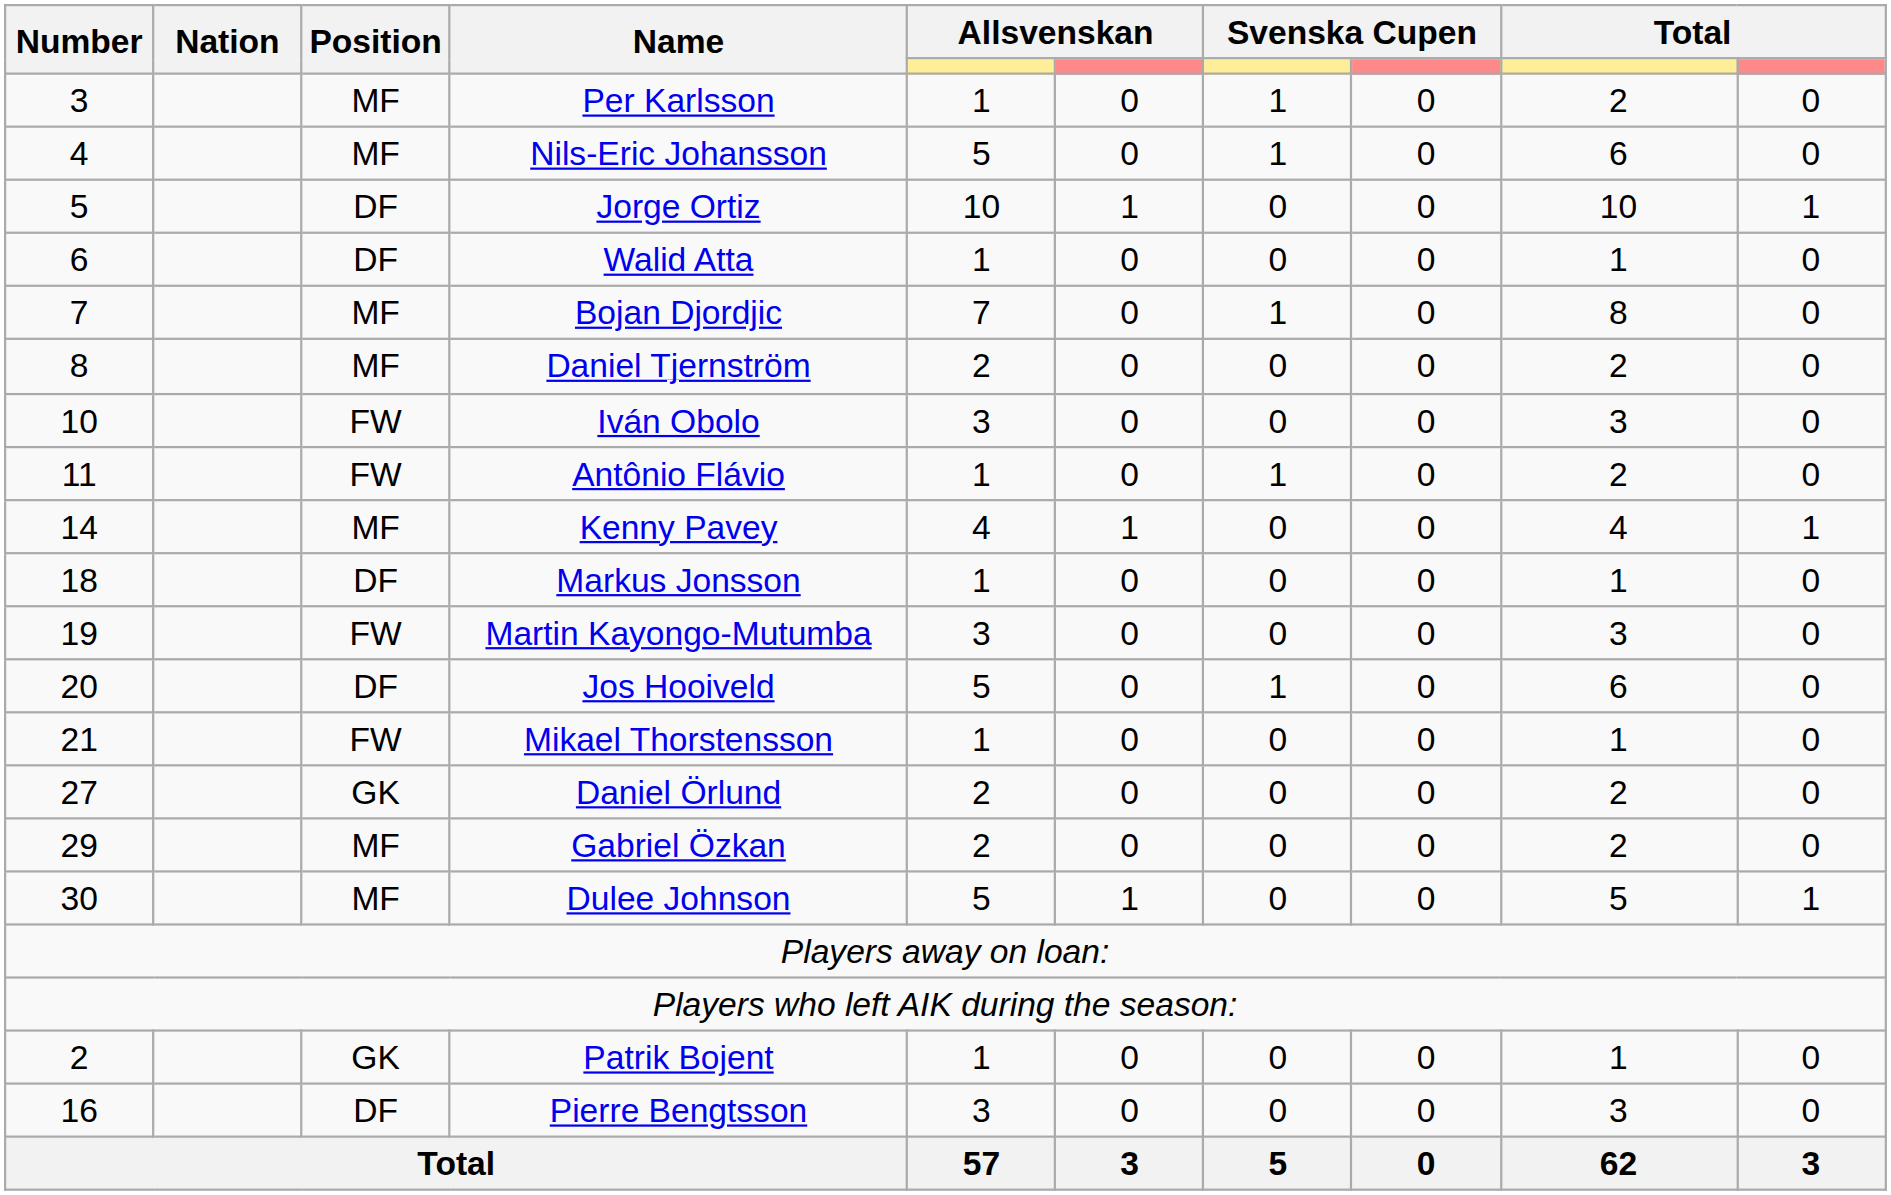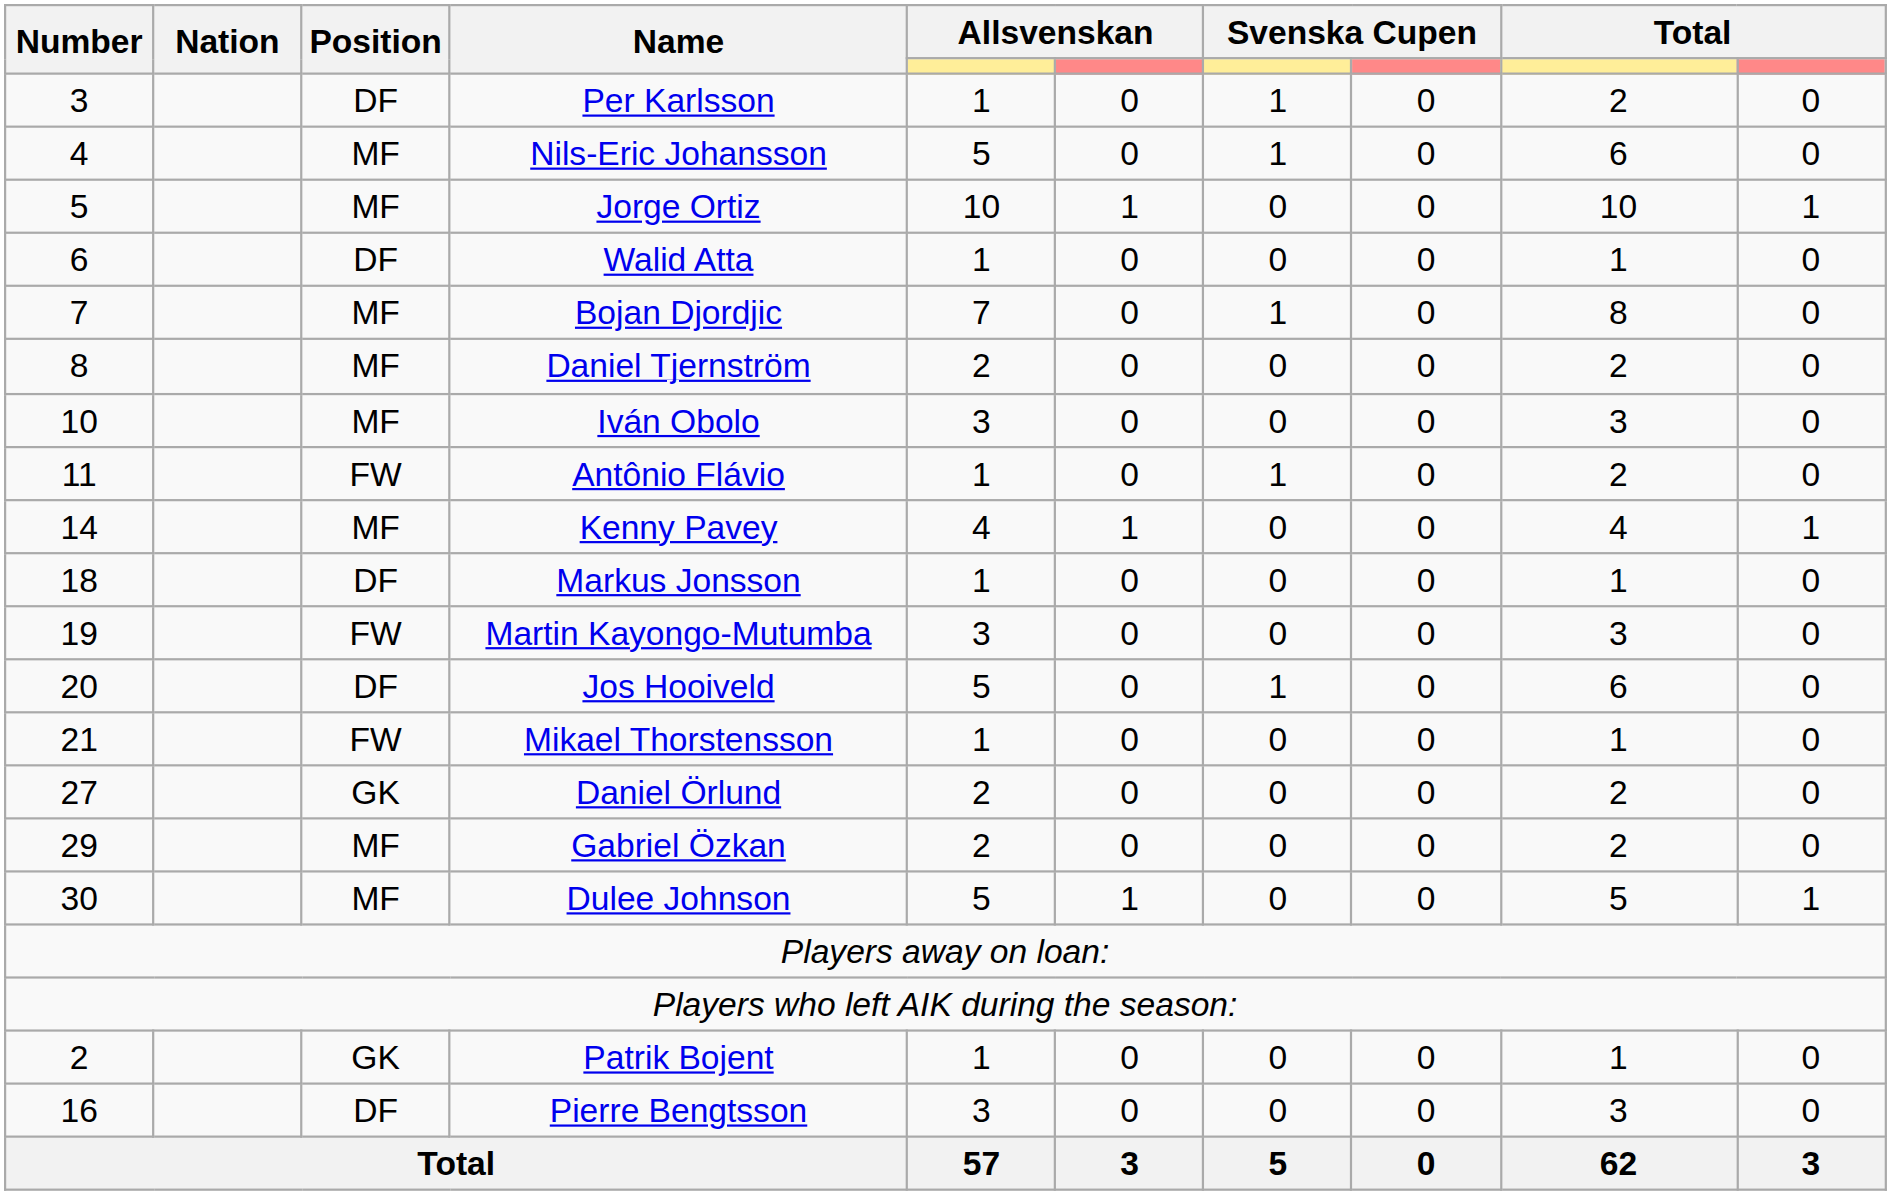(376, 101) MF -> (376, 101) DF
(376, 207) DF -> (376, 207) MF
(376, 420) FW -> (376, 420) MF
